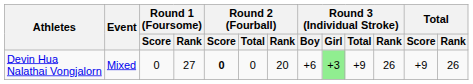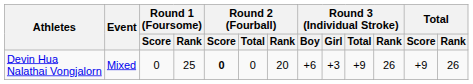(189, 65) 27 -> (189, 65) 25
(334, 65) lightgreen background -> (334, 65) no background
